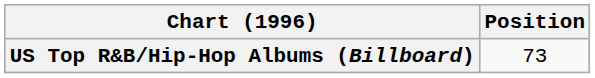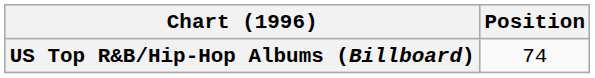(535, 56) 73 -> (535, 56) 74
